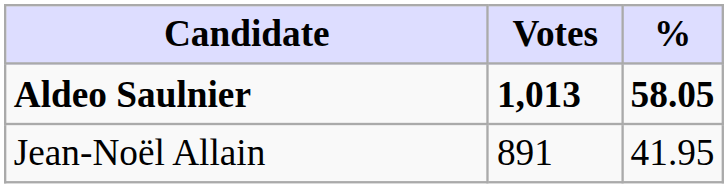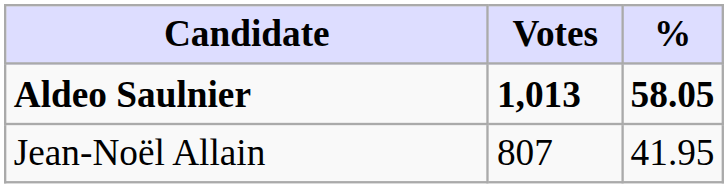(525, 152) 891 -> (525, 152) 807
